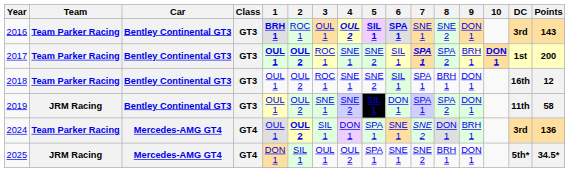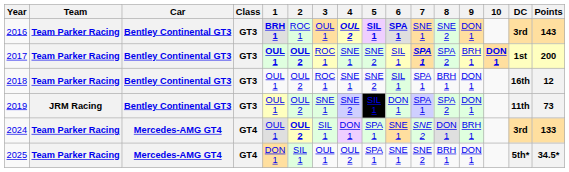(549, 105) 58 -> (549, 105) 73
(549, 130) 136 -> (549, 130) 133
(76, 155) JRM Racing -> (76, 155) Team Parker Racing
